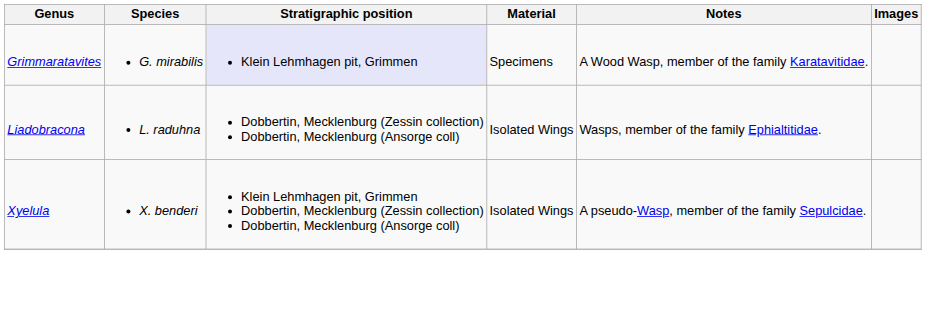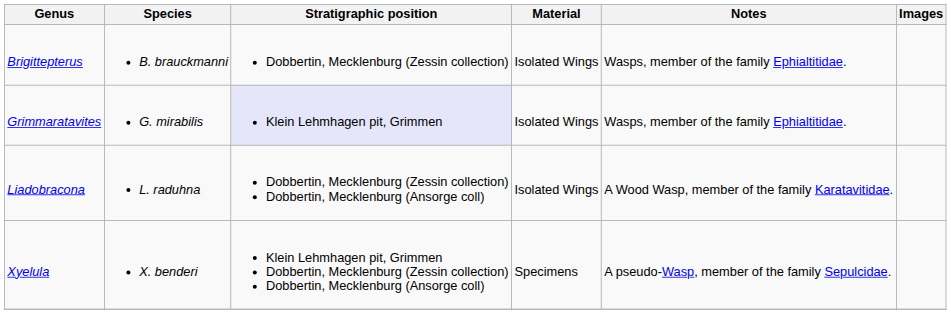+ row: (45, 62)
(521, 62) Specimens -> (556, 122) Isolated Wings
(724, 62) A Wood Wasp, member of the family Karatavitidae. -> (725, 122) Wasps, member of the family Ephialtitidae.
(700, 129) Wasps, member of the family Ephialtitidae. -> (749, 189) A Wood Wasp, member of the family Karatavitidae.
(532, 211) Isolated Wings -> (546, 271) Specimens
